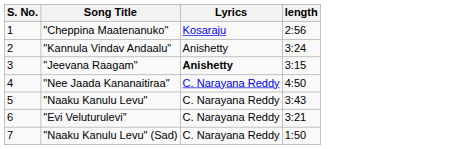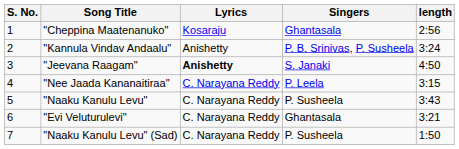+ column: (349, 13)
(295, 65) 3:15 -> (430, 65) 4:50
(295, 83) 4:50 -> (430, 83) 3:15
